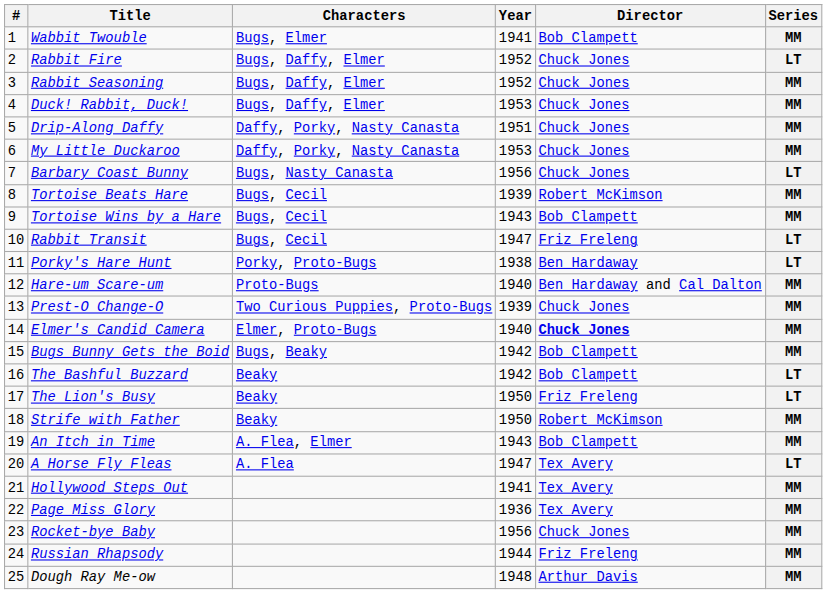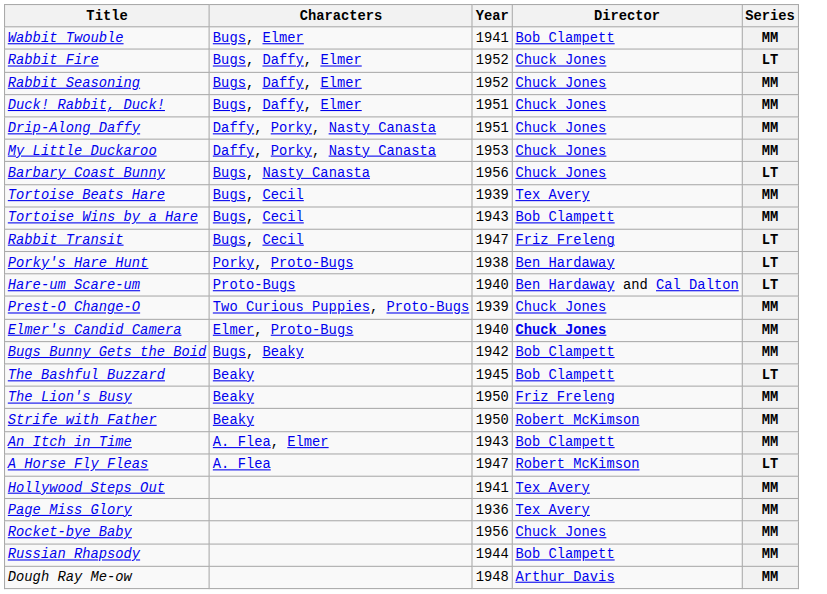- column: (16, 16)
(515, 106) 1953 -> (492, 106) 1951
(601, 195) Robert McKimson -> (553, 195) Tex Avery
(793, 285) MM -> (770, 285) LT
(515, 375) 1942 -> (492, 375) 1945
(793, 398) LT -> (770, 398) MM
(576, 465) Tex Avery -> (577, 465) Robert McKimson
(588, 555) Friz Freleng -> (565, 555) Bob Clampett
